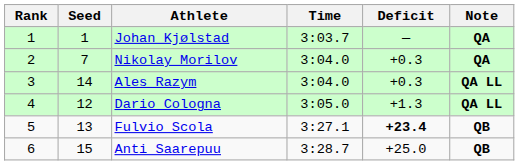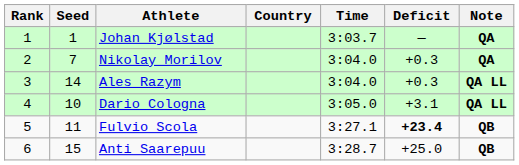+ column: (283, 16)
(85, 105) 12 -> (73, 105) 10
(406, 105) +1.3 -> (422, 105) +3.1
(85, 127) 13 -> (73, 127) 11
